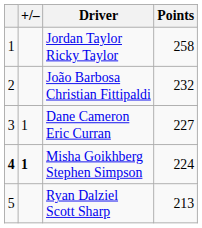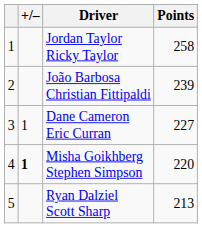(184, 86) 232 -> (184, 86) 239
(11, 164) bold -> (11, 164) normal
(184, 164) 224 -> (184, 164) 220
